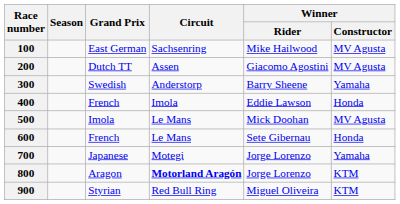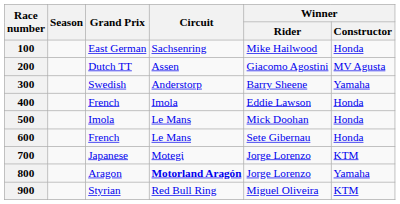(359, 48) MV Agusta -> (349, 48) Honda
(359, 119) MV Agusta -> (349, 119) Honda
(352, 155) Yamaha -> (346, 155) KTM
(346, 173) KTM -> (352, 173) Yamaha
